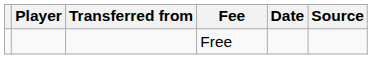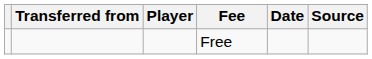columns swapped: (39, 16) <-> (131, 16)
